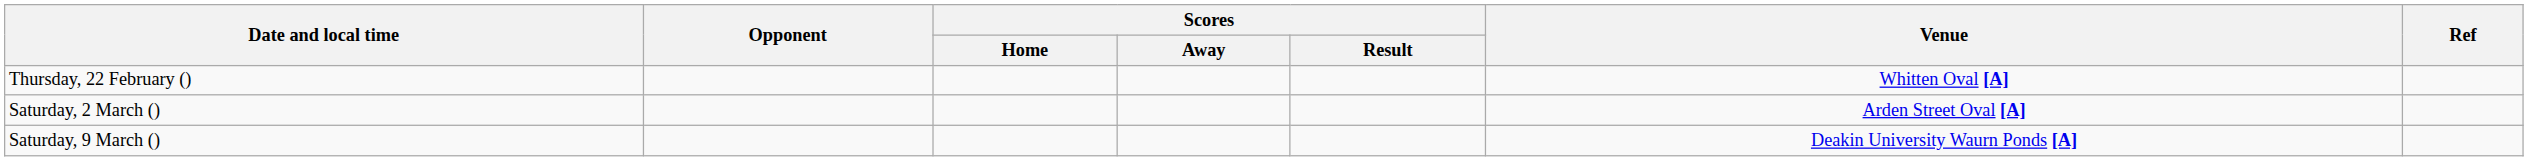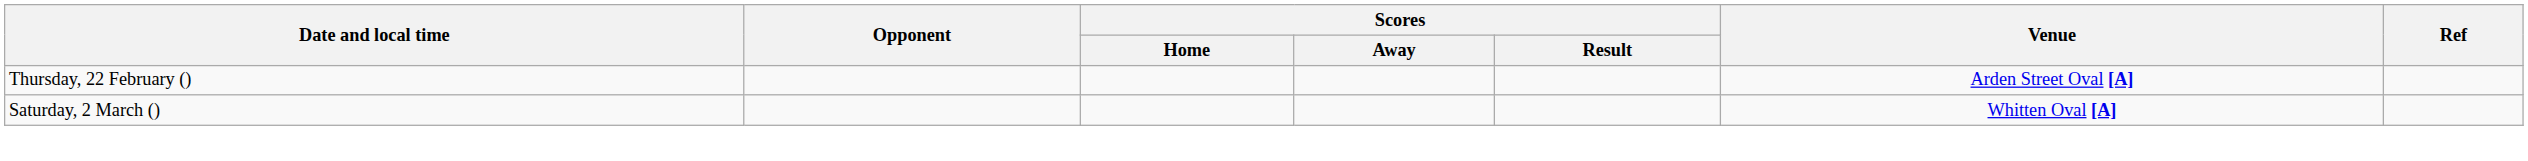(1944, 80) Whitten Oval [A] -> (2052, 80) Arden Street Oval [A]
(1944, 110) Arden Street Oval [A] -> (2052, 110) Whitten Oval [A]
- row: (84, 140)
